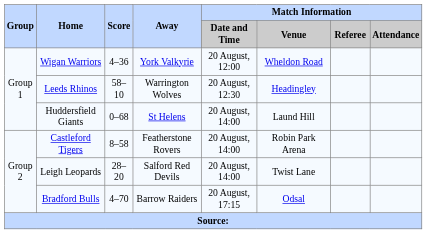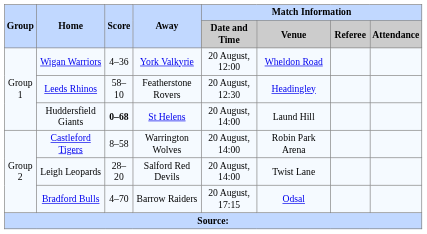(167, 89) Warrington Wolves -> (167, 89) Featherstone Rovers
(119, 116) normal -> (119, 116) bold
(167, 144) Featherstone Rovers -> (167, 144) Warrington Wolves
